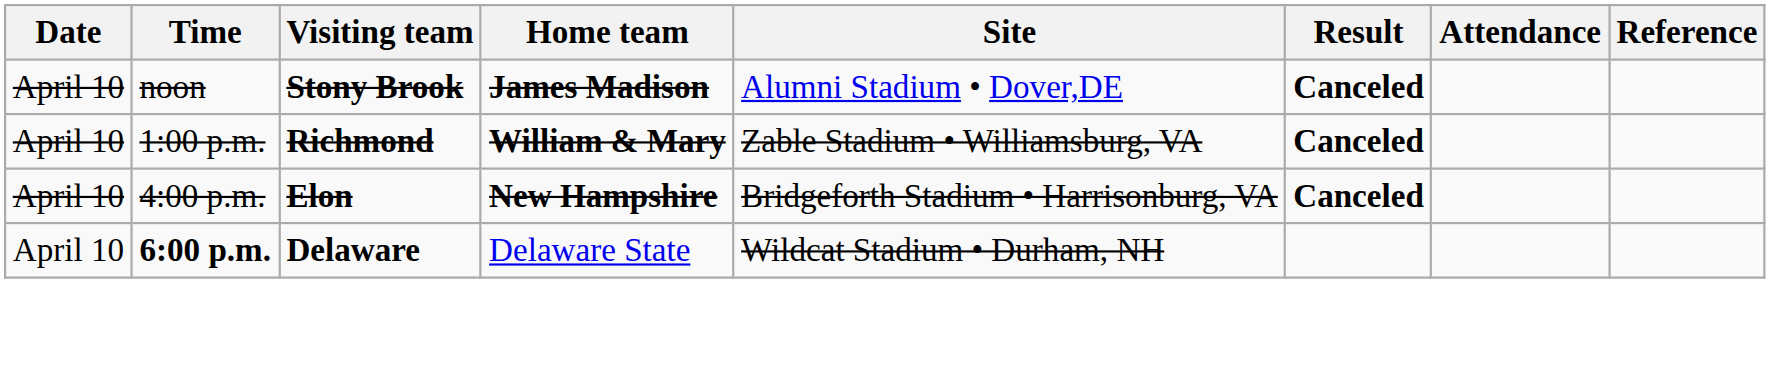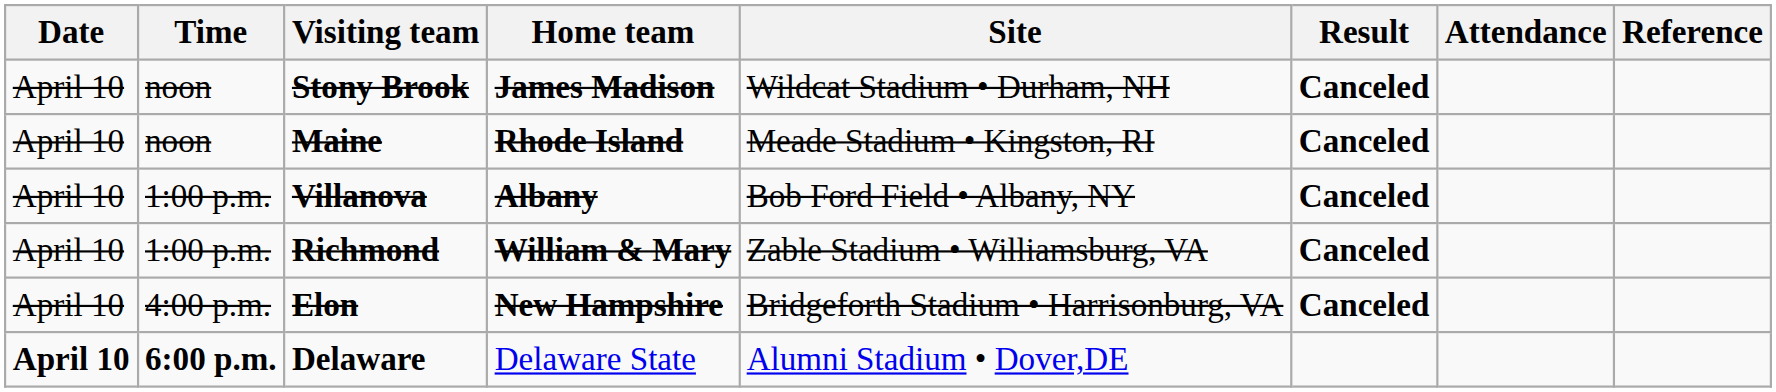(932, 86) Alumni Stadium • Dover,DE -> (958, 86) Wildcat Stadium • Durham, NH
+ row: (337, 141)
+ row: (359, 195)
(68, 250) normal -> (71, 359) bold
(953, 250) Wildcat Stadium • Durham, NH -> (938, 359) Alumni Stadium • Dover,DE
